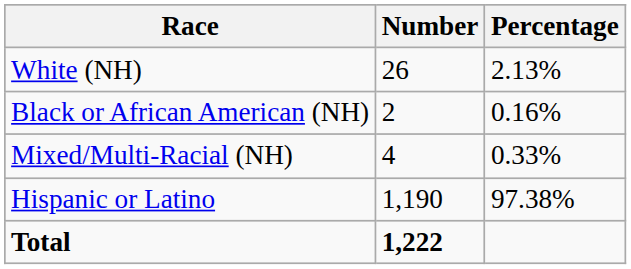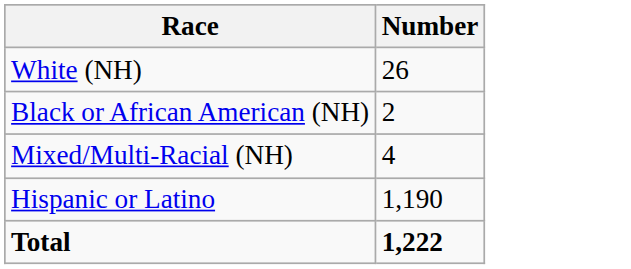- column: (555, 26)
